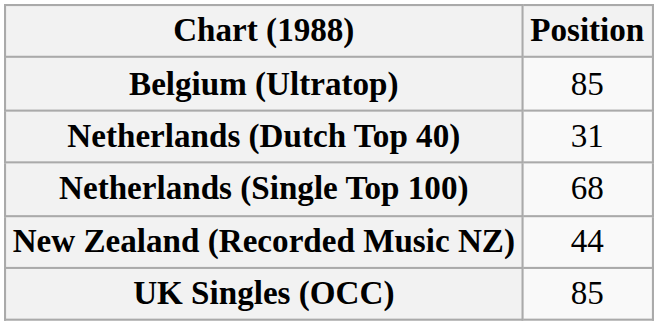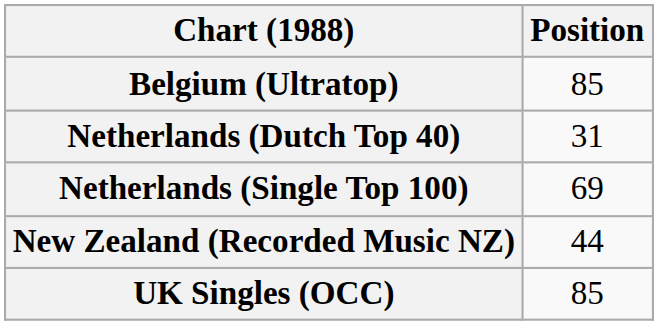(587, 188) 68 -> (587, 188) 69
